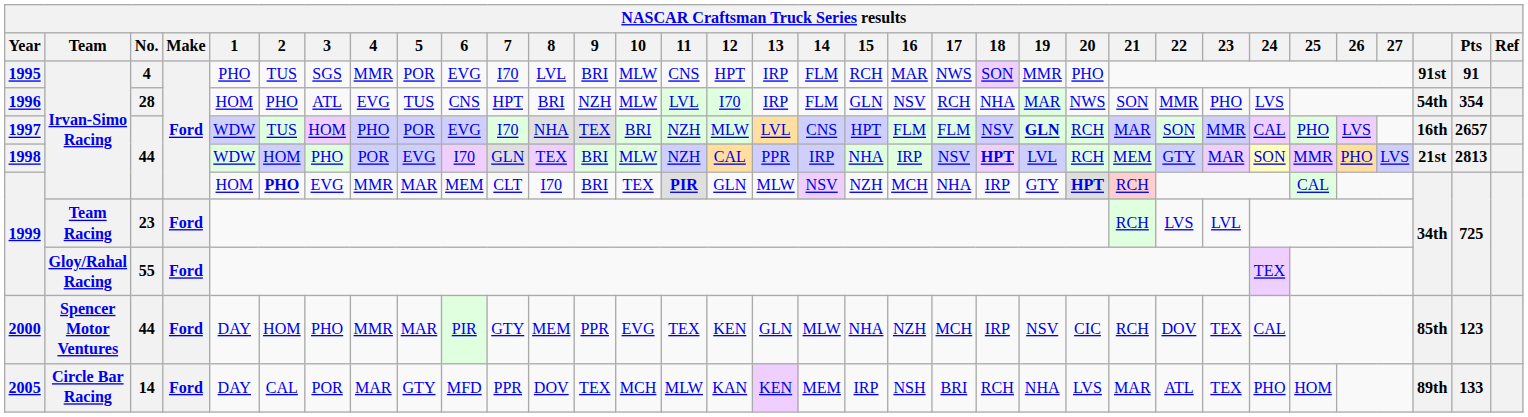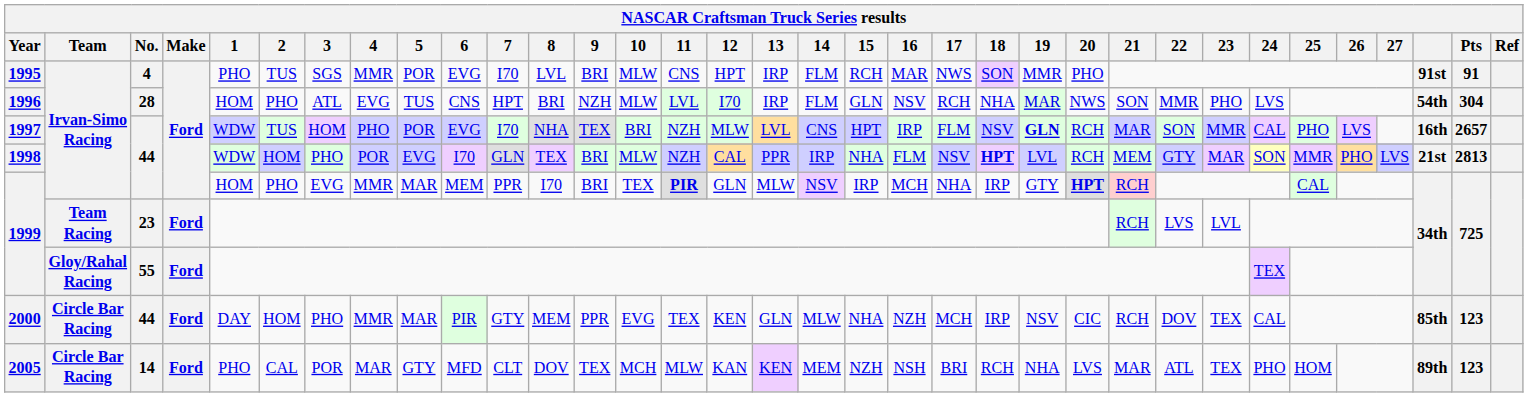(1471, 101) 354 -> (1471, 101) 304
(910, 129) FLM -> (910, 129) IRP
(910, 157) IRP -> (910, 157) FLM
(282, 185) bold -> (282, 185) normal
(508, 185) CLT -> (508, 185) PPR
(866, 185) NZH -> (866, 185) IRP
(88, 329) Spencer Motor Ventures -> (88, 319) Circle Bar Racing
(234, 387) DAY -> (234, 367) PHO
(508, 387) PPR -> (508, 367) CLT
(866, 387) IRP -> (866, 367) NZH
(1471, 387) 133 -> (1471, 367) 123
